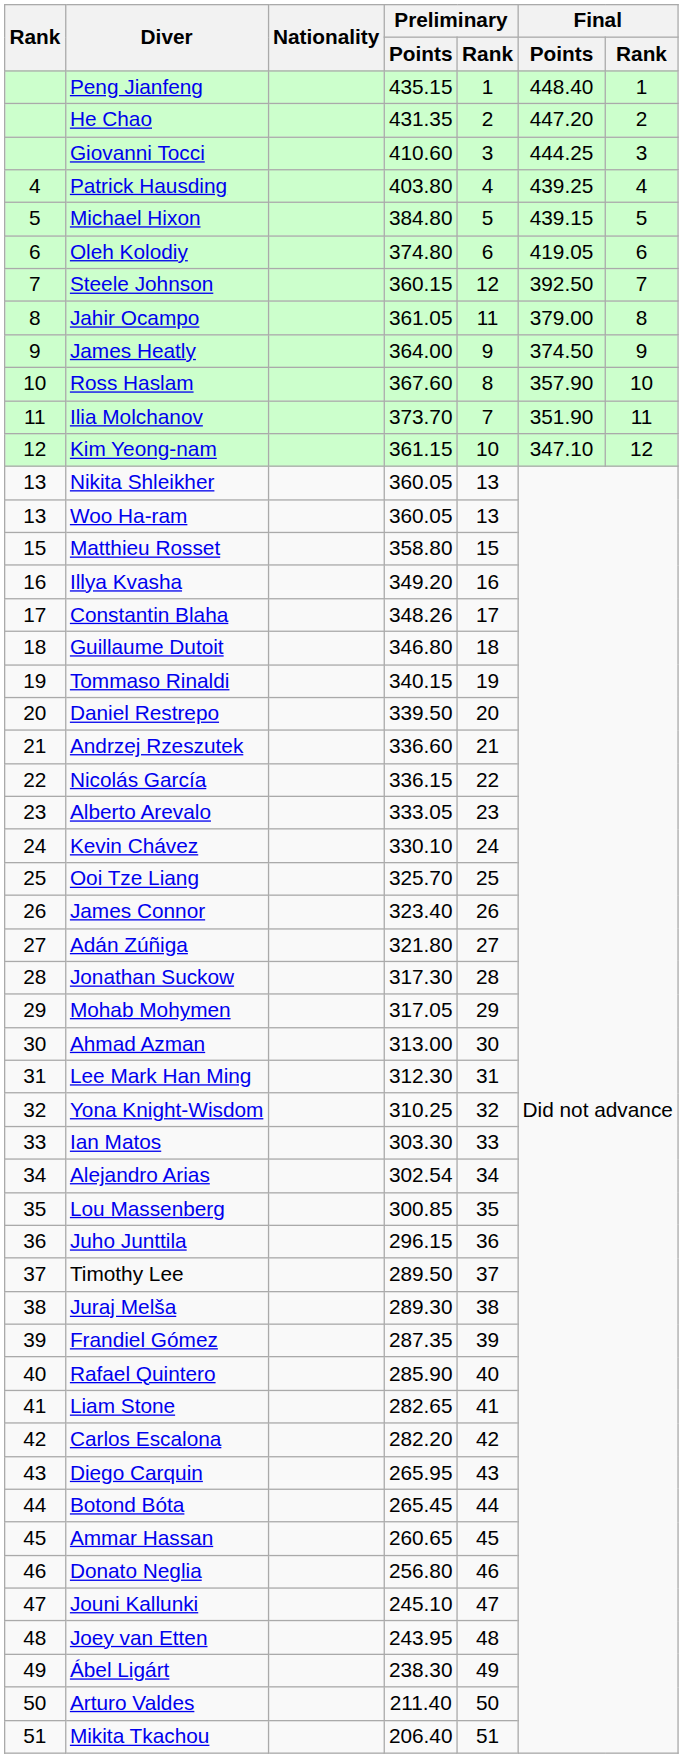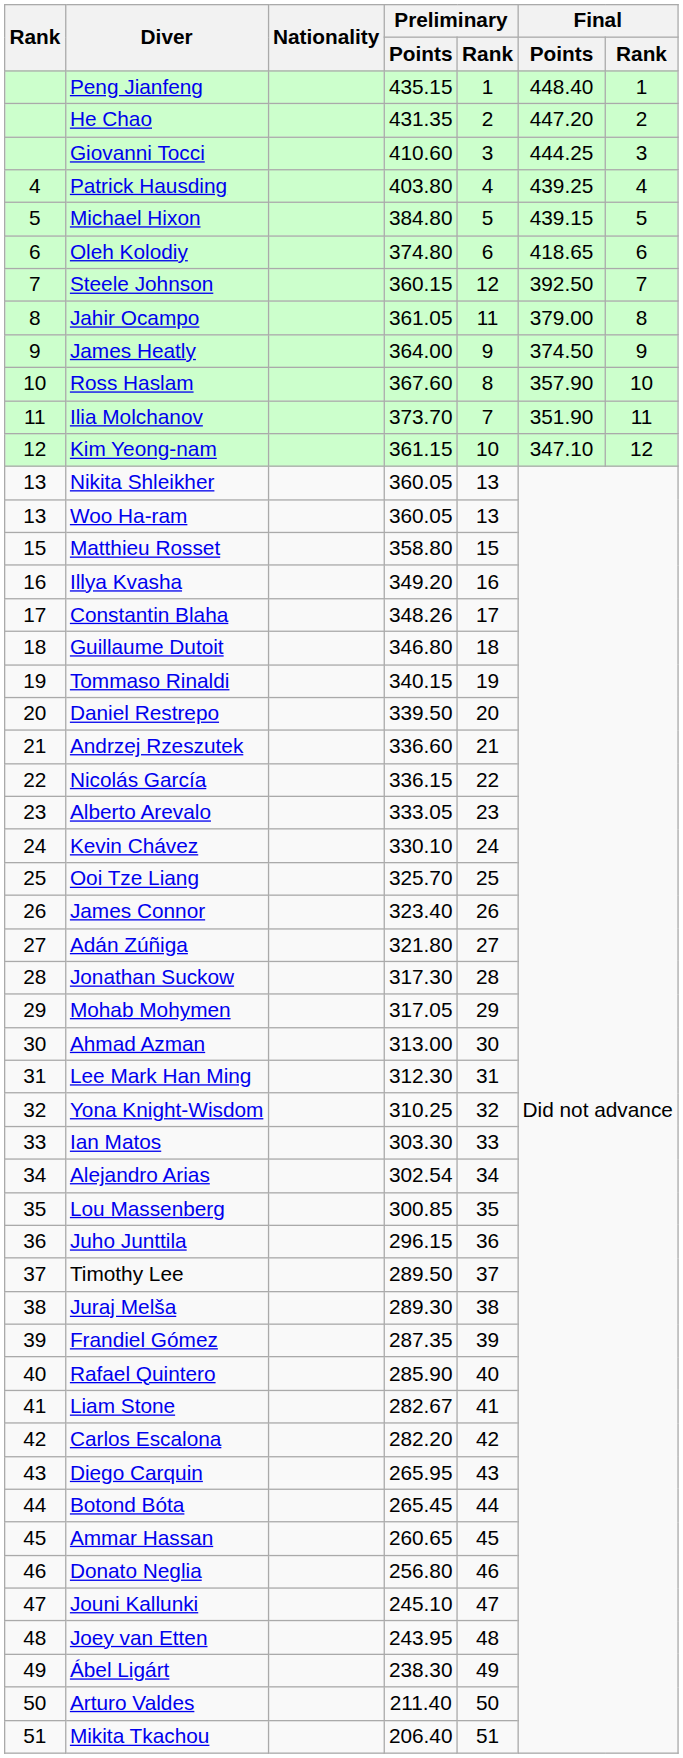(562, 251) 419.05 -> (562, 251) 418.65
(421, 1406) 282.65 -> (421, 1406) 282.67
